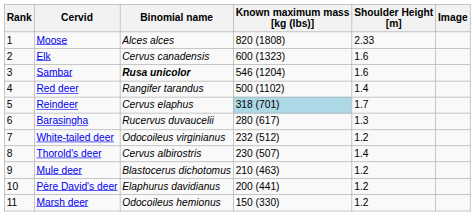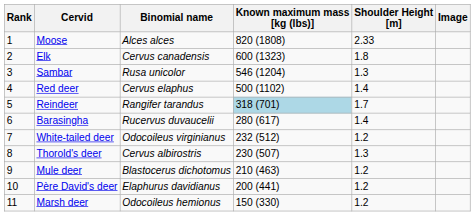(361, 56) 1.6 -> (361, 56) 1.8
(156, 72) bold -> (154, 72) normal
(361, 72) 1.6 -> (361, 72) 1.3
(163, 89) Rangifer tarandus -> (158, 89) Cervus elaphus
(158, 105) Cervus elaphus -> (163, 105) Rangifer tarandus
(361, 121) 1.3 -> (361, 121) 1.4
(361, 154) 1.4 -> (361, 154) 1.3
